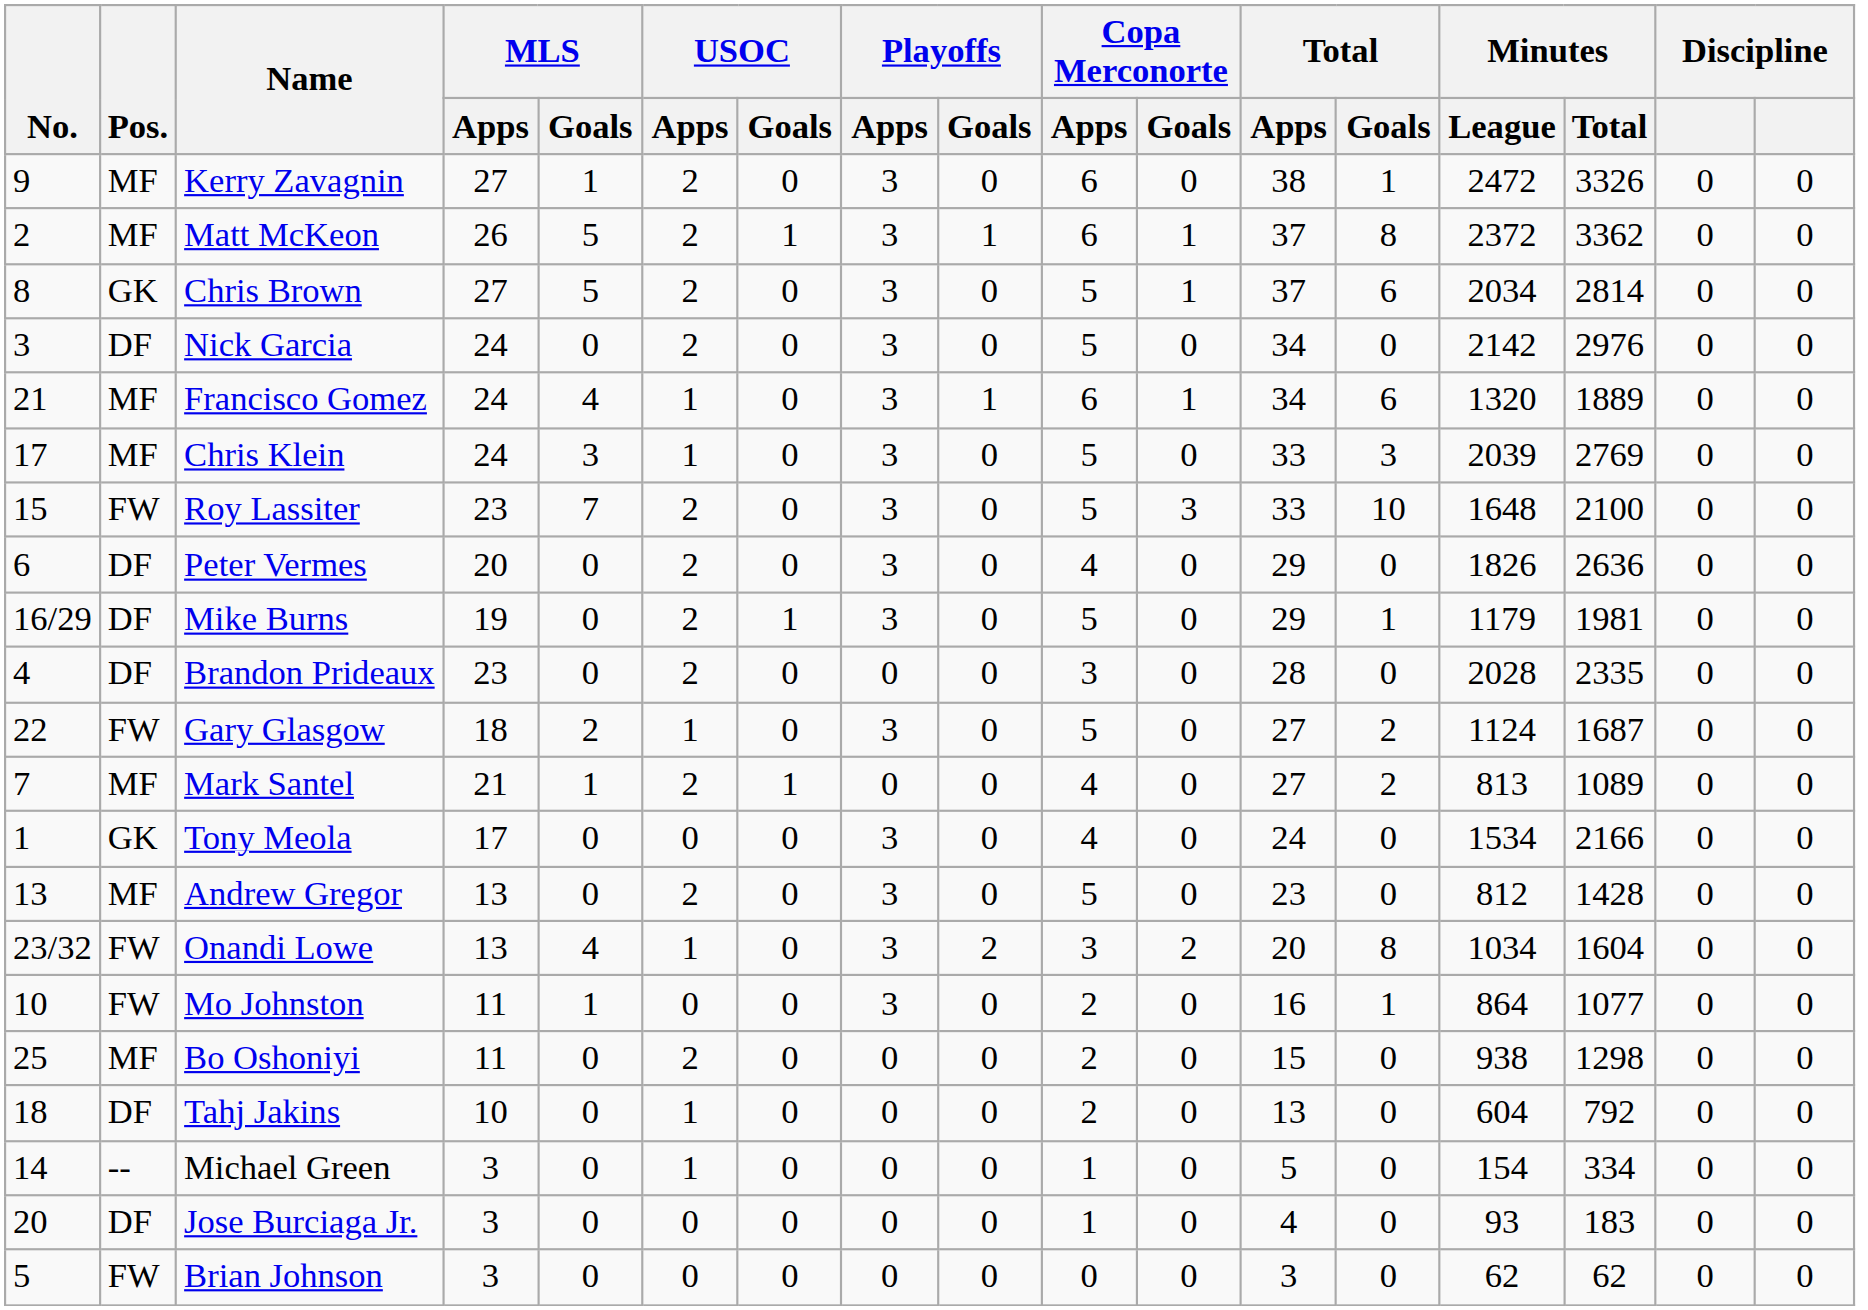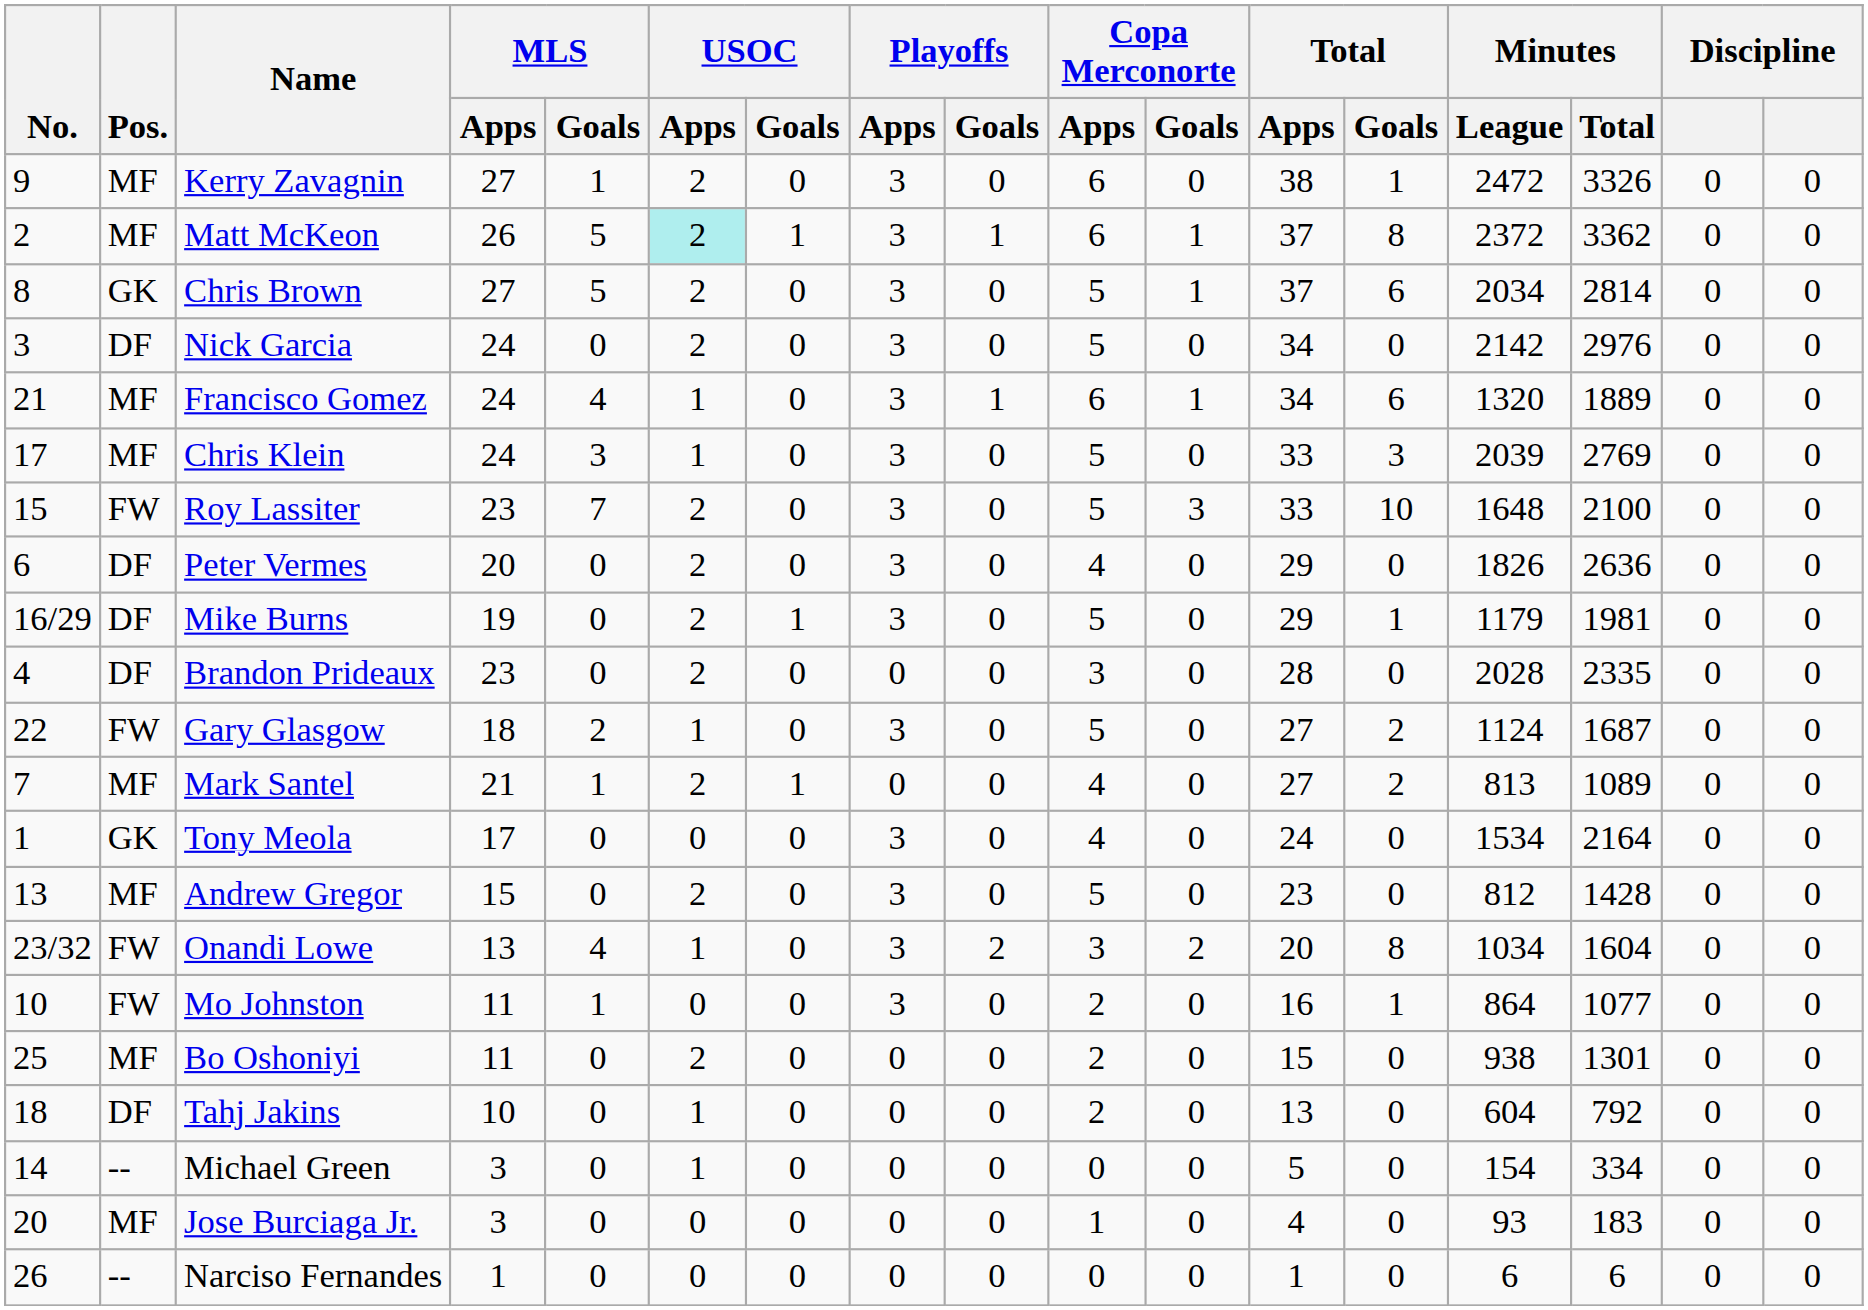(690, 235) no background -> (698, 235) paleturquoise background
(1609, 838) 2166 -> (1617, 838) 2164
(491, 892) 13 -> (498, 892) 15
(1609, 1057) 1298 -> (1617, 1057) 1301
(1089, 1166) 1 -> (1097, 1166) 0
(130, 1221) DF -> (133, 1221) MF
- row: (283, 1276)
+ row: (313, 1276)
